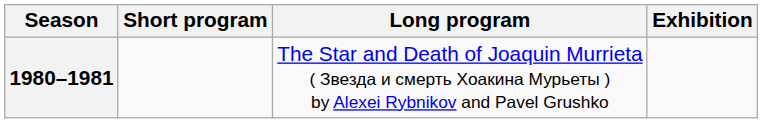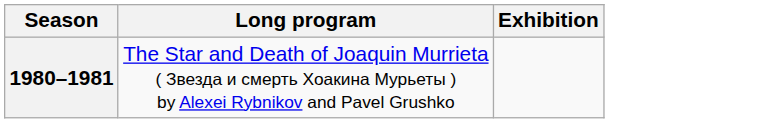- column: (195, 20)
